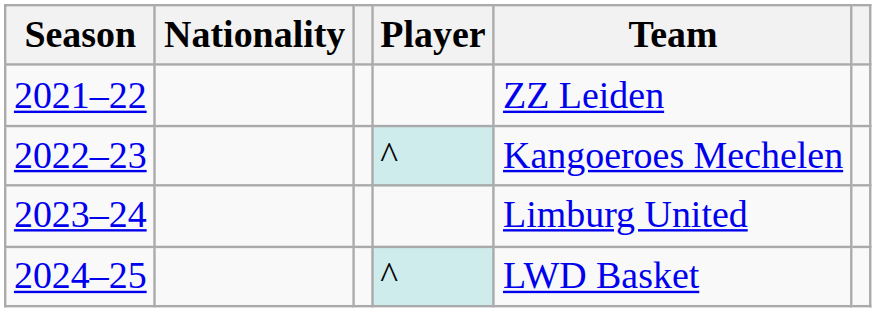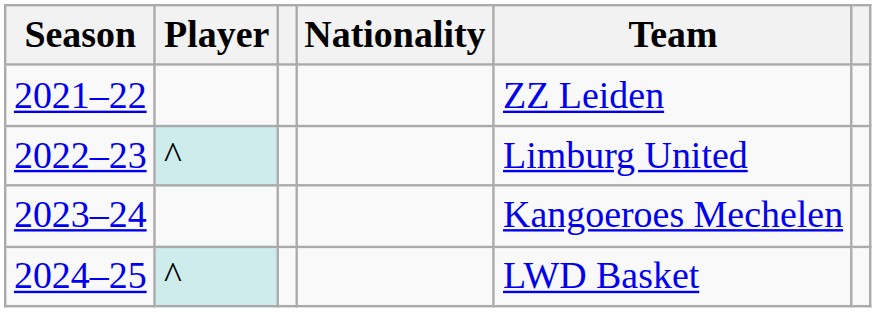columns swapped: (433, 34) <-> (255, 34)
(673, 154) Kangoeroes Mechelen -> (625, 154) Limburg United
(625, 214) Limburg United -> (673, 214) Kangoeroes Mechelen
